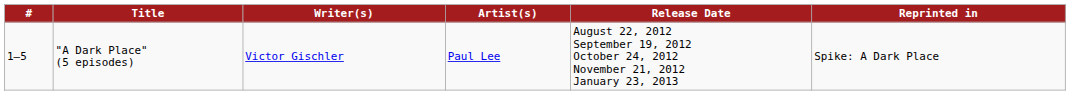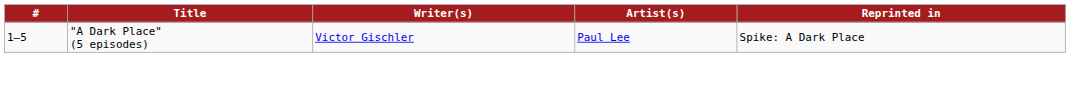- column: (691, 13)
